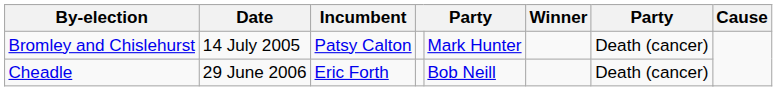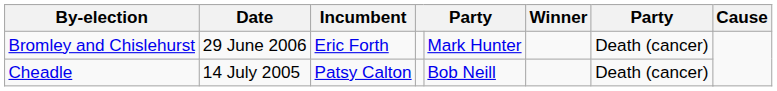(251, 45) 14 July 2005 -> (255, 45) 29 June 2006
(363, 45) Patsy Calton -> (352, 45) Eric Forth
(255, 72) 29 June 2006 -> (251, 72) 14 July 2005
(352, 72) Eric Forth -> (363, 72) Patsy Calton
